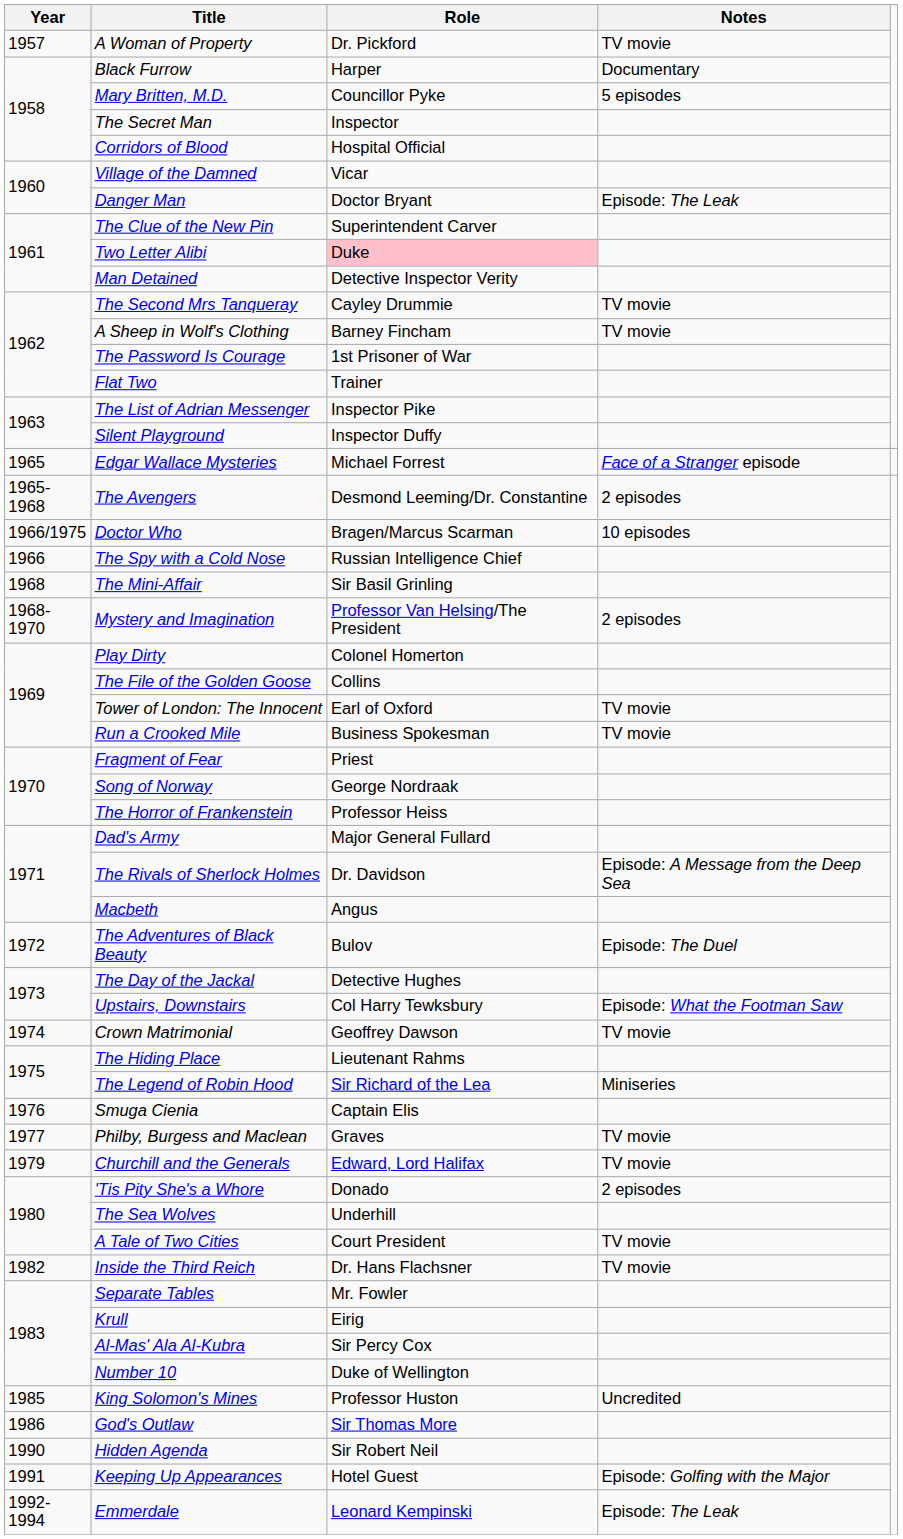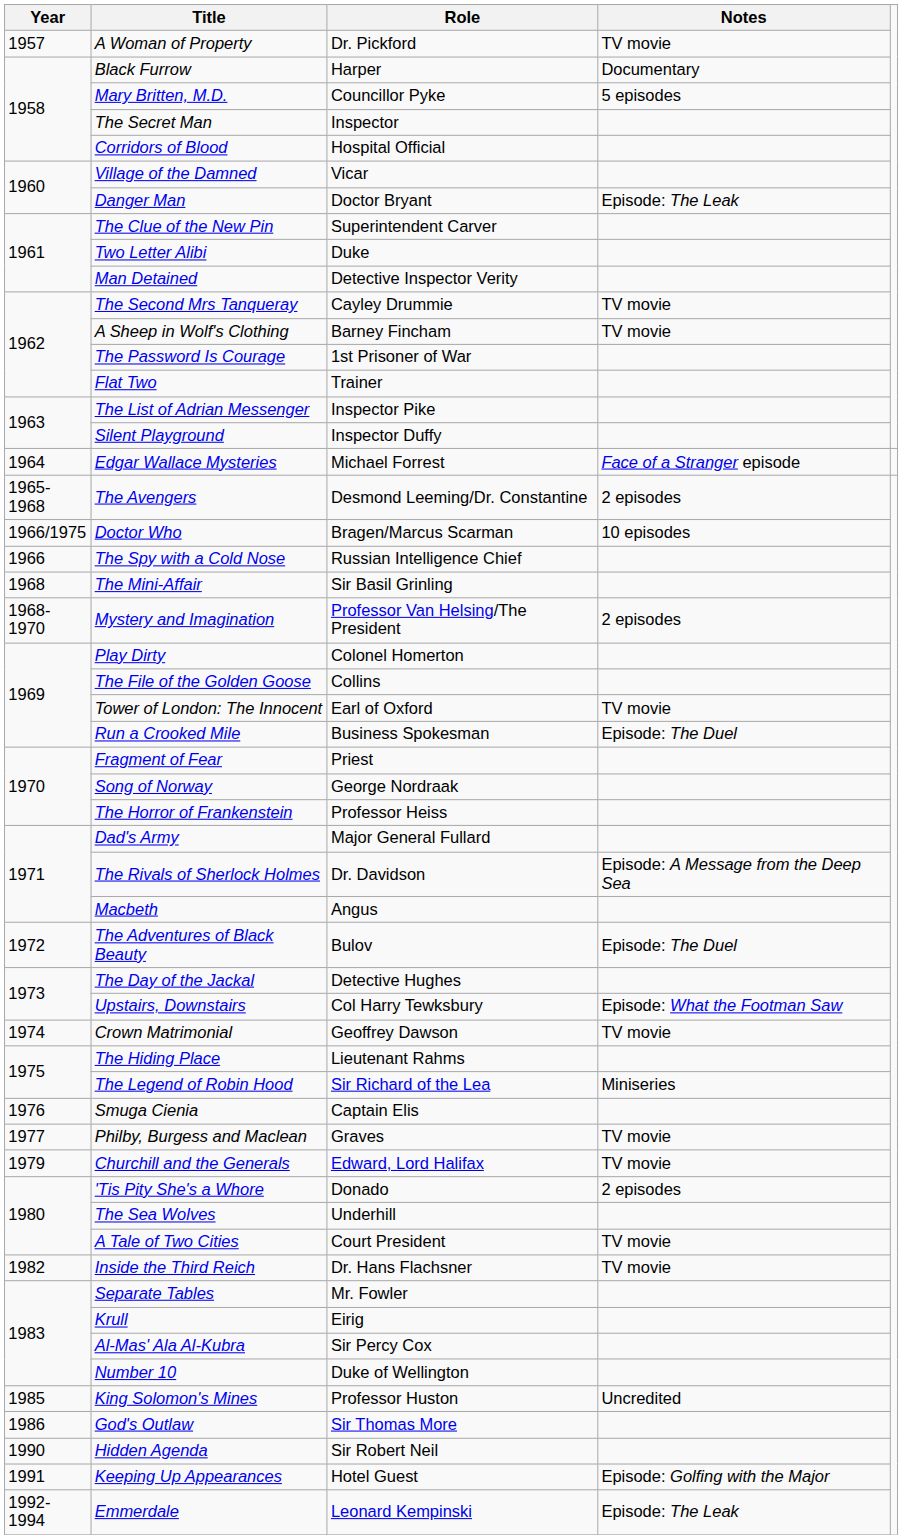(350, 252) pink background -> (350, 252) no background
(27, 461) 1965 -> (27, 461) 1964
(636, 734) TV movie -> (669, 734) Episode: The Duel
